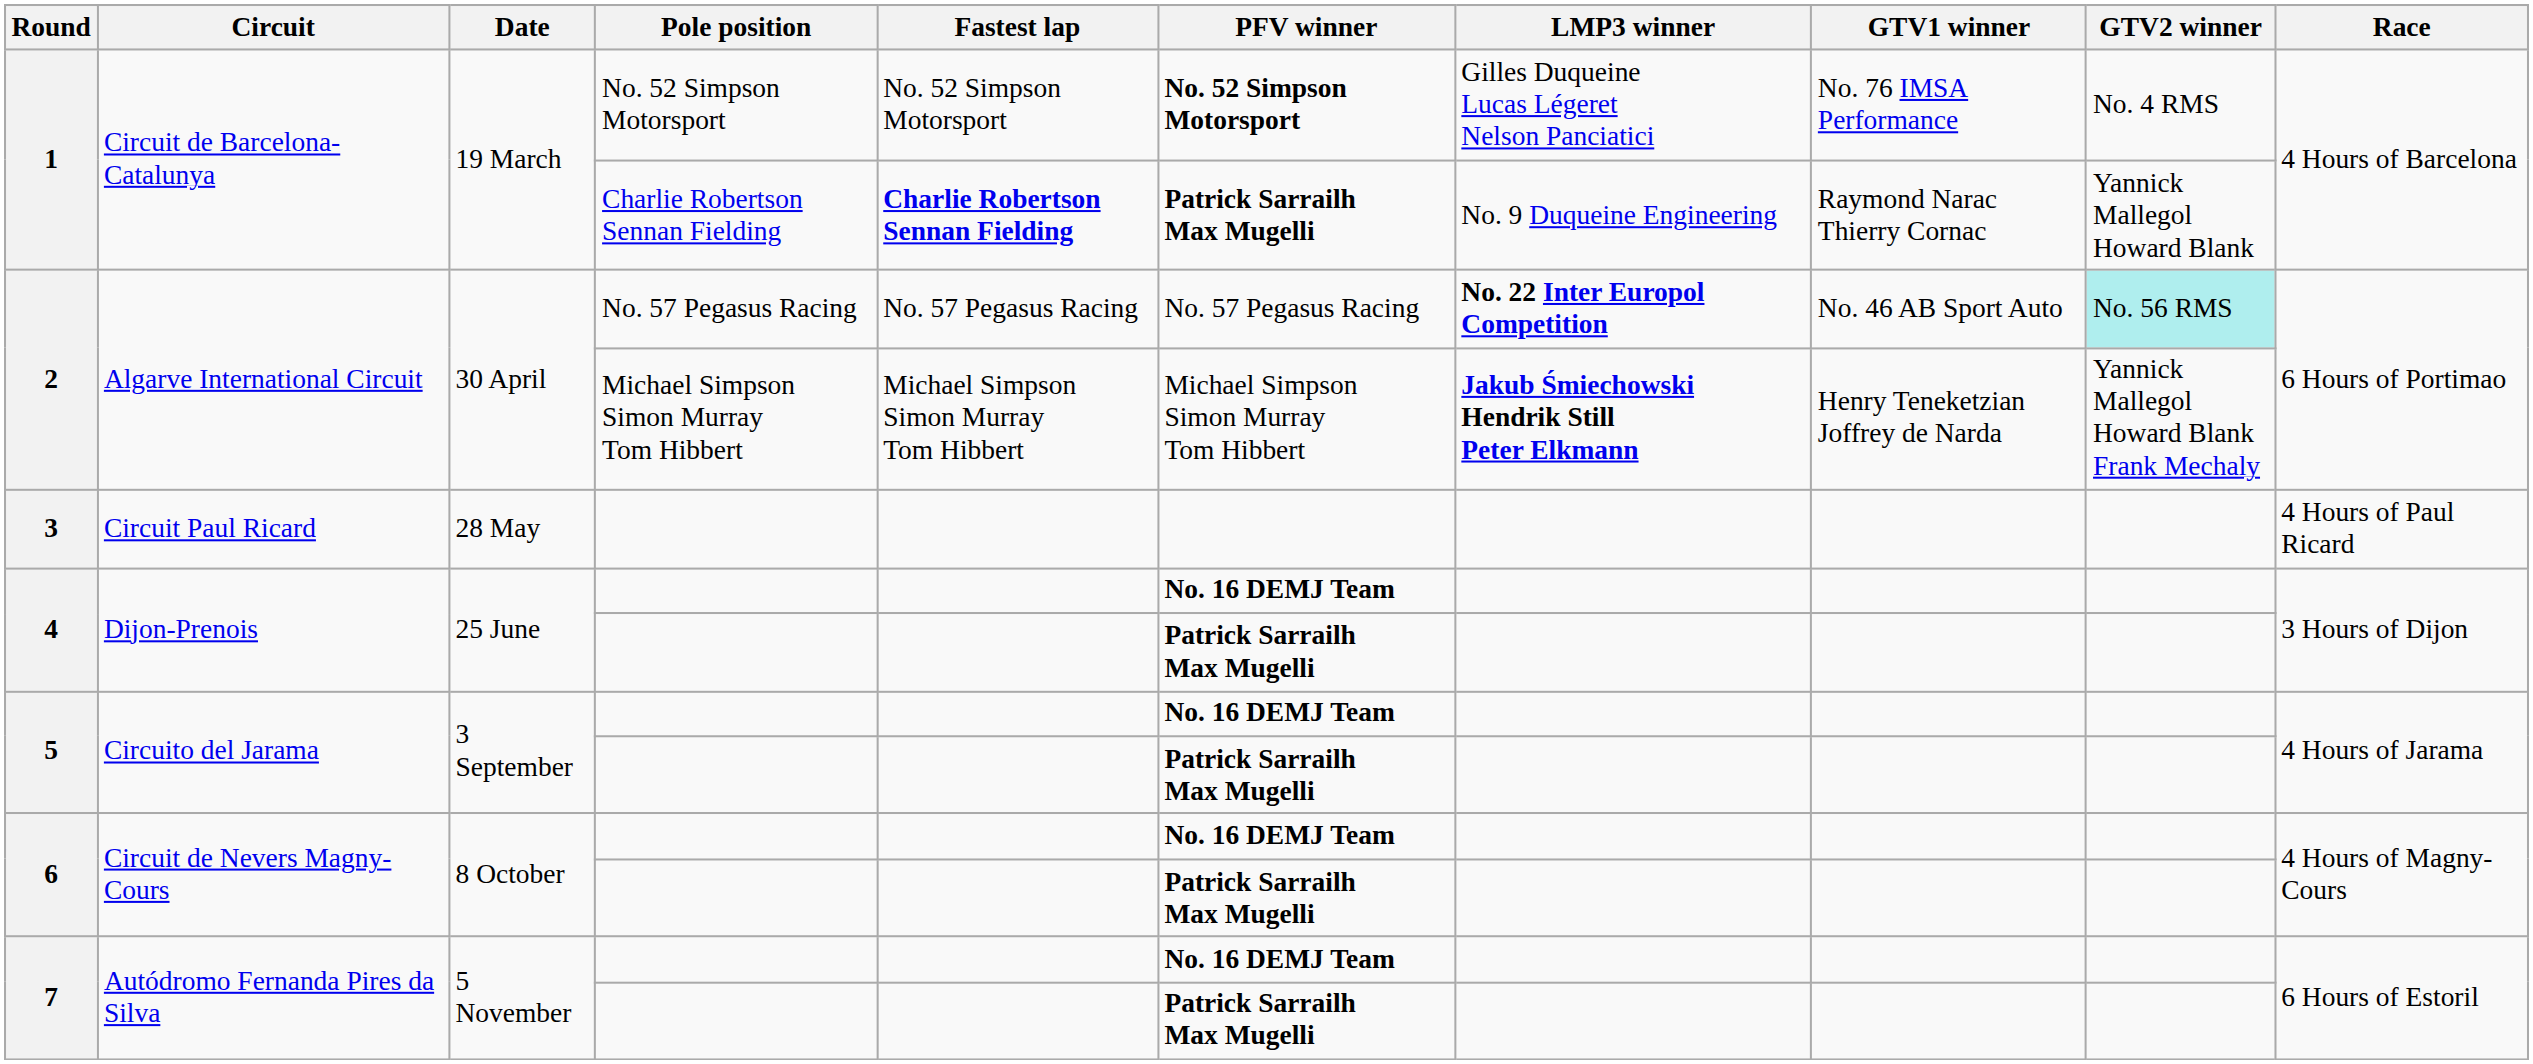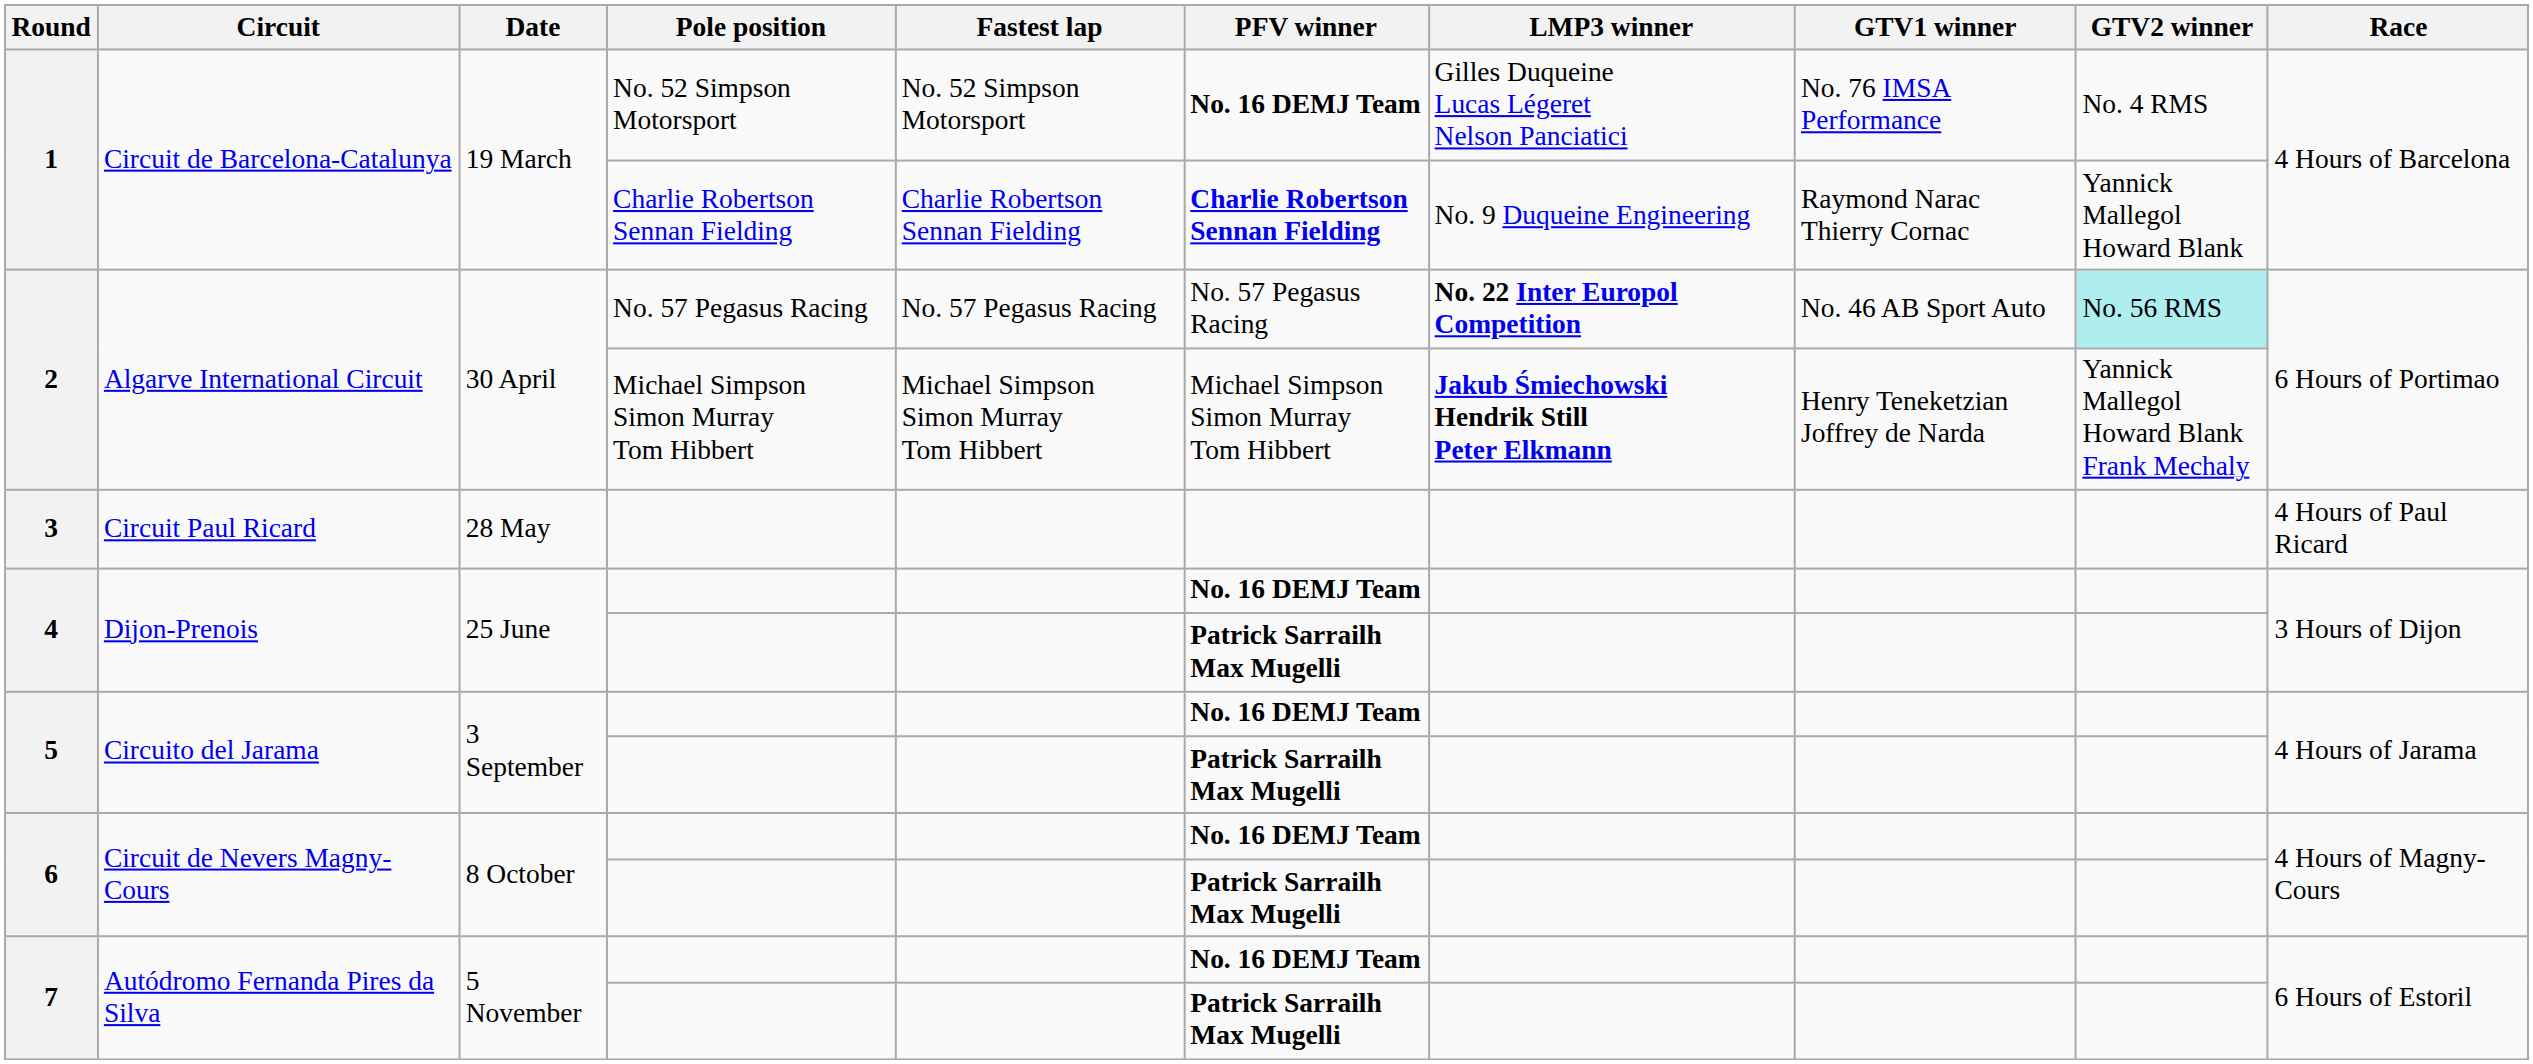(1256, 104) No. 52 Simpson Motorsport -> (1305, 104) No. 16 DEMJ Team
(992, 214) bold -> (1002, 214) normal
(1260, 214) Patrick Sarrailh Max Mugelli -> (1299, 214) Charlie Robertson Sennan Fielding
